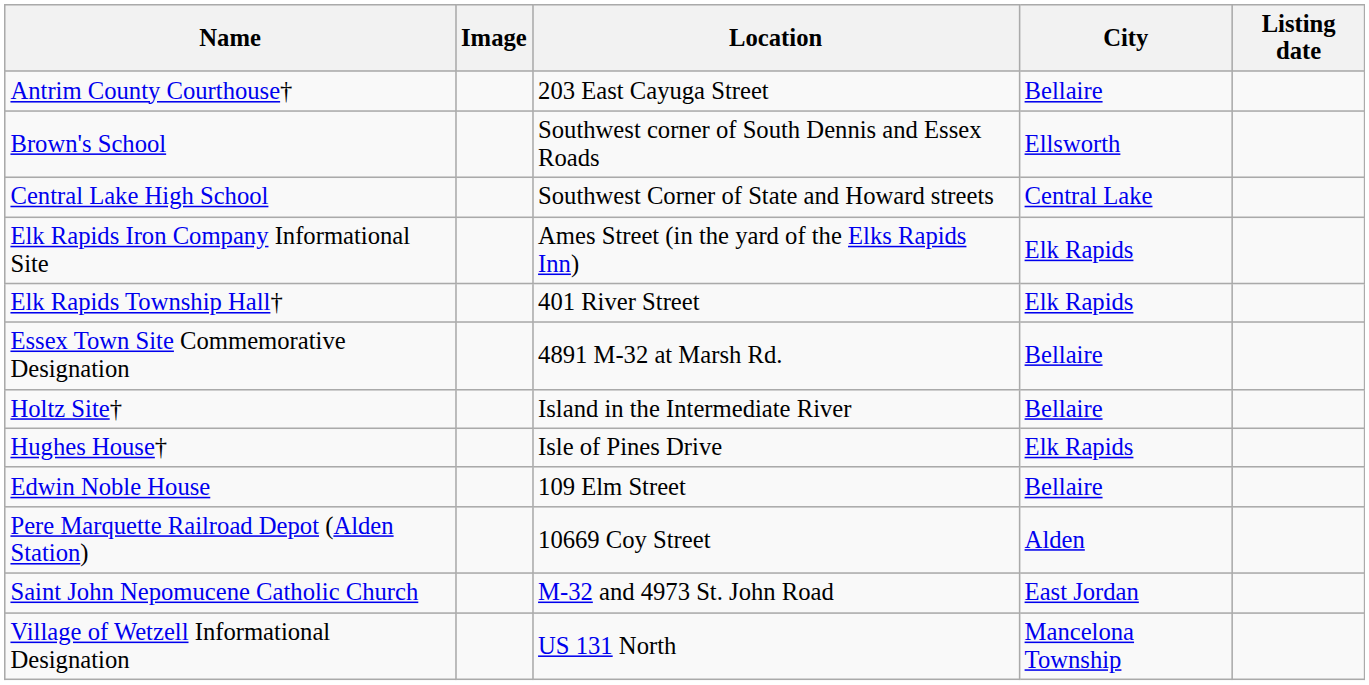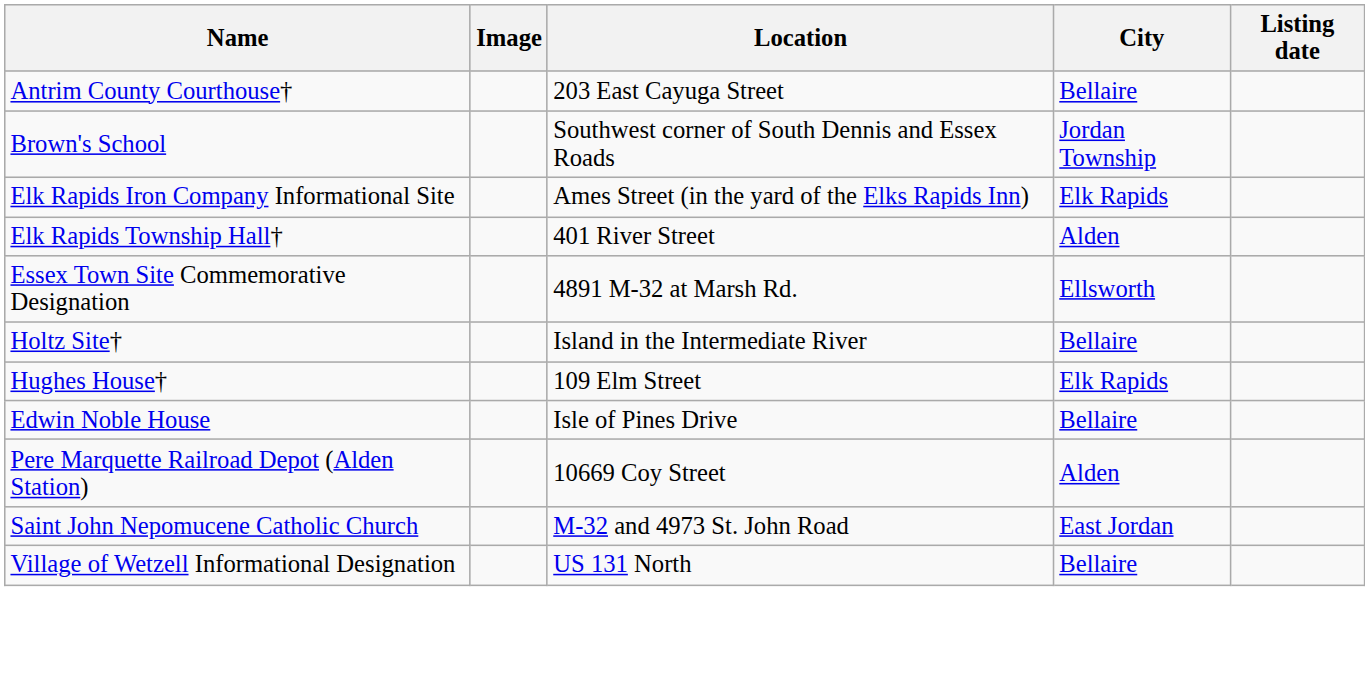(1072, 143) Ellsworth -> (1108, 143) Jordan Township
- row: (139, 196)
(1079, 302) Elk Rapids -> (1089, 235) Alden
(1064, 355) Bellaire -> (1107, 288) Ellsworth
(630, 447) Isle of Pines Drive -> (627, 380) 109 Elm Street
(612, 486) 109 Elm Street -> (645, 419) Isle of Pines Drive
(1079, 645) Mancelona Township -> (1098, 564) Bellaire
